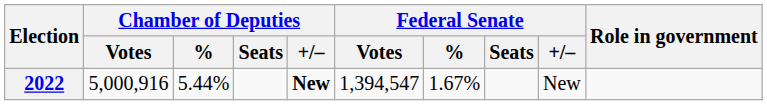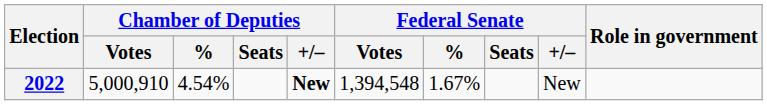(128, 83) 5,000,916 -> (128, 83) 5,000,910
(204, 83) 5.44% -> (204, 83) 4.54%
(379, 83) 1,394,547 -> (379, 83) 1,394,548
